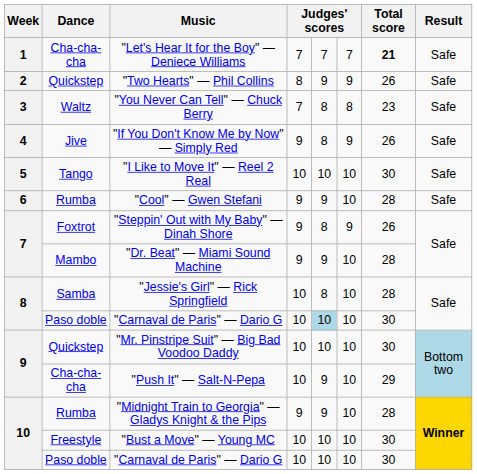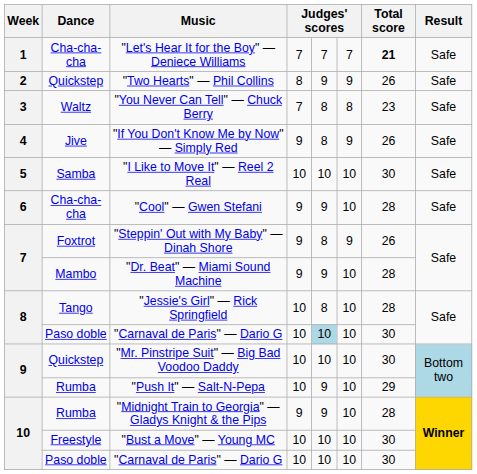(76, 174) Tango -> (76, 174) Samba
(76, 200) Rumba -> (76, 207) Cha-cha-cha
(76, 294) Samba -> (76, 307) Tango
(76, 380) Cha-cha-cha -> (76, 387) Rumba
